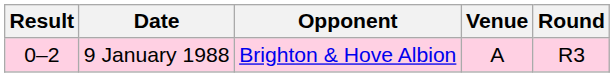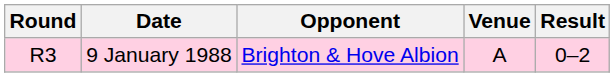columns swapped: (571, 21) <-> (42, 21)
